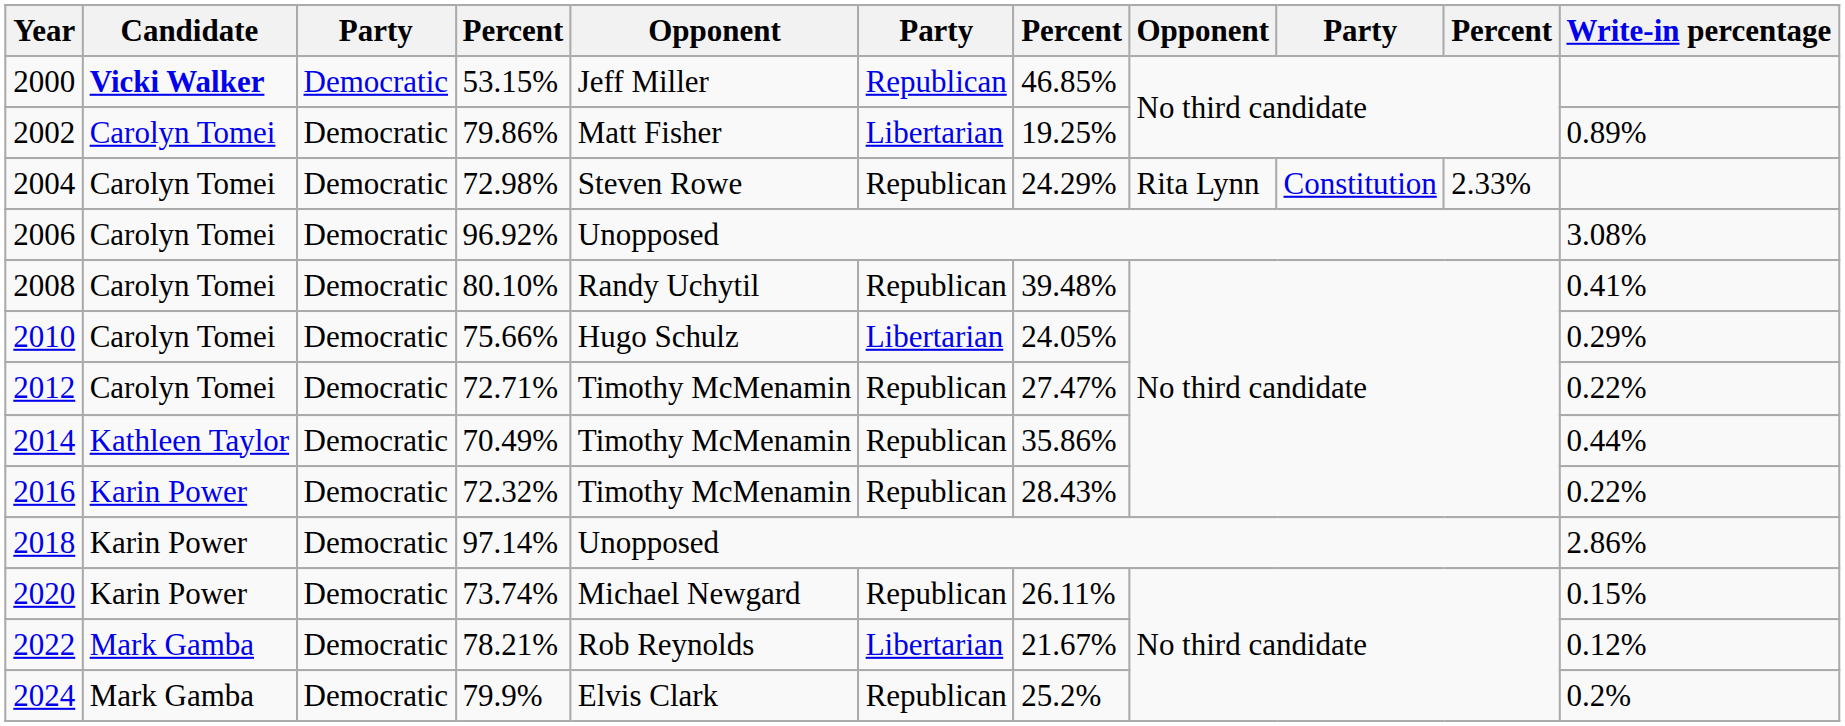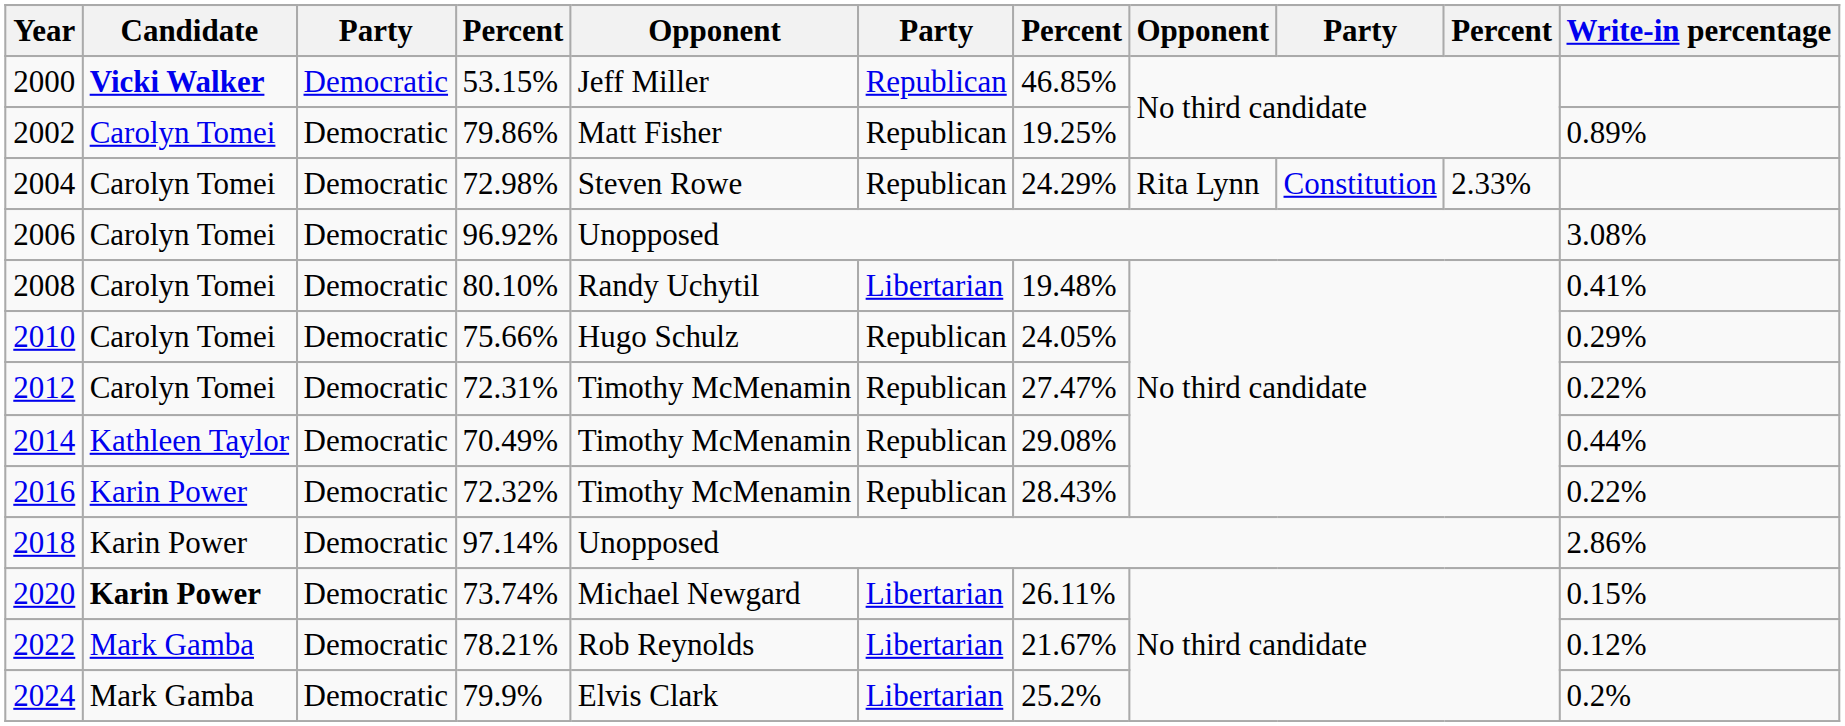(934, 132) Libertarian -> (936, 132) Republican
(936, 285) Republican -> (934, 285) Libertarian
(1069, 285) 39.48% -> (1069, 285) 19.48%
(934, 336) Libertarian -> (936, 336) Republican
(510, 387) 72.71% -> (510, 387) 72.31%
(1069, 439) 35.86% -> (1069, 439) 29.08%
(168, 592) normal -> (175, 592) bold
(936, 592) Republican -> (934, 592) Libertarian
(936, 694) Republican -> (934, 694) Libertarian
